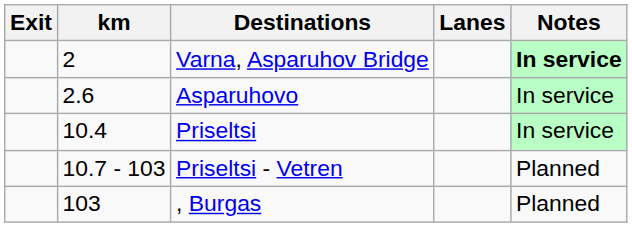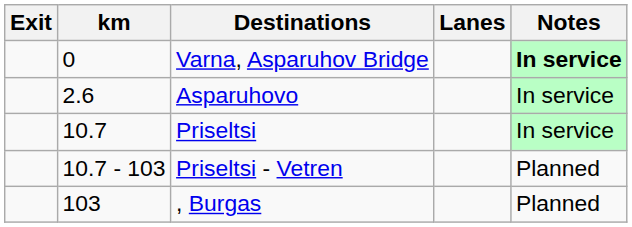(69, 58) 2 -> (69, 58) 0
(85, 131) 10.4 -> (85, 131) 10.7
